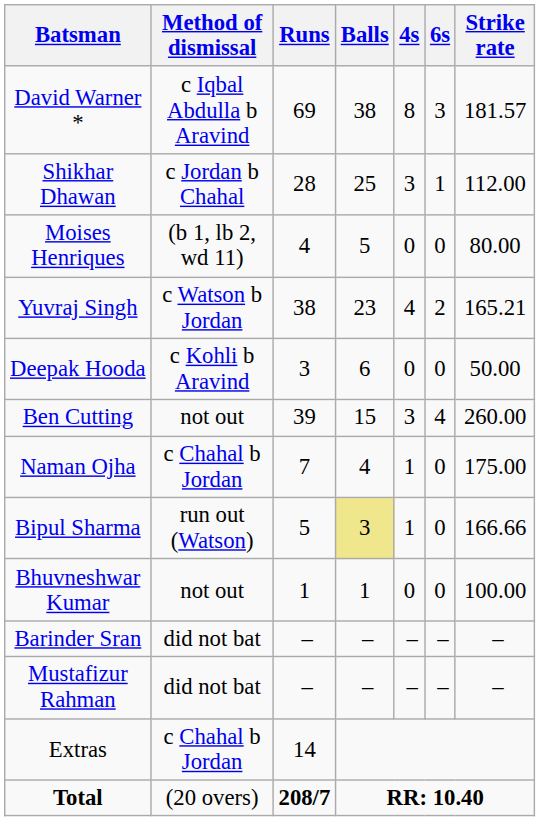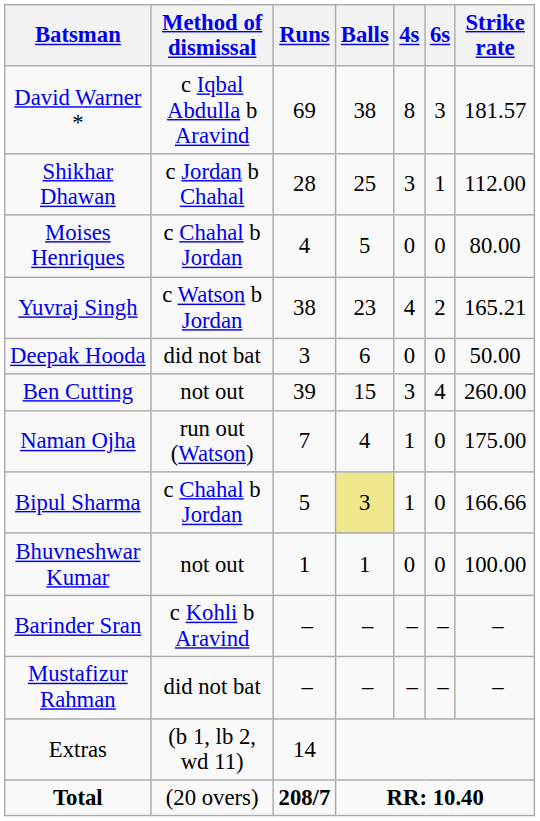(212, 245) (b 1, lb 2, wd 11) -> (212, 245) c Chahal b Jordan
(212, 368) c Kohli b Aravind -> (212, 356) did not bat
(212, 466) c Chahal b Jordan -> (212, 440) run out (Watson)
(212, 528) run out (Watson) -> (212, 502) c Chahal b Jordan
(212, 638) did not bat -> (212, 625) c Kohli b Aravind
(212, 748) c Chahal b Jordan -> (212, 748) (b 1, lb 2, wd 11)
